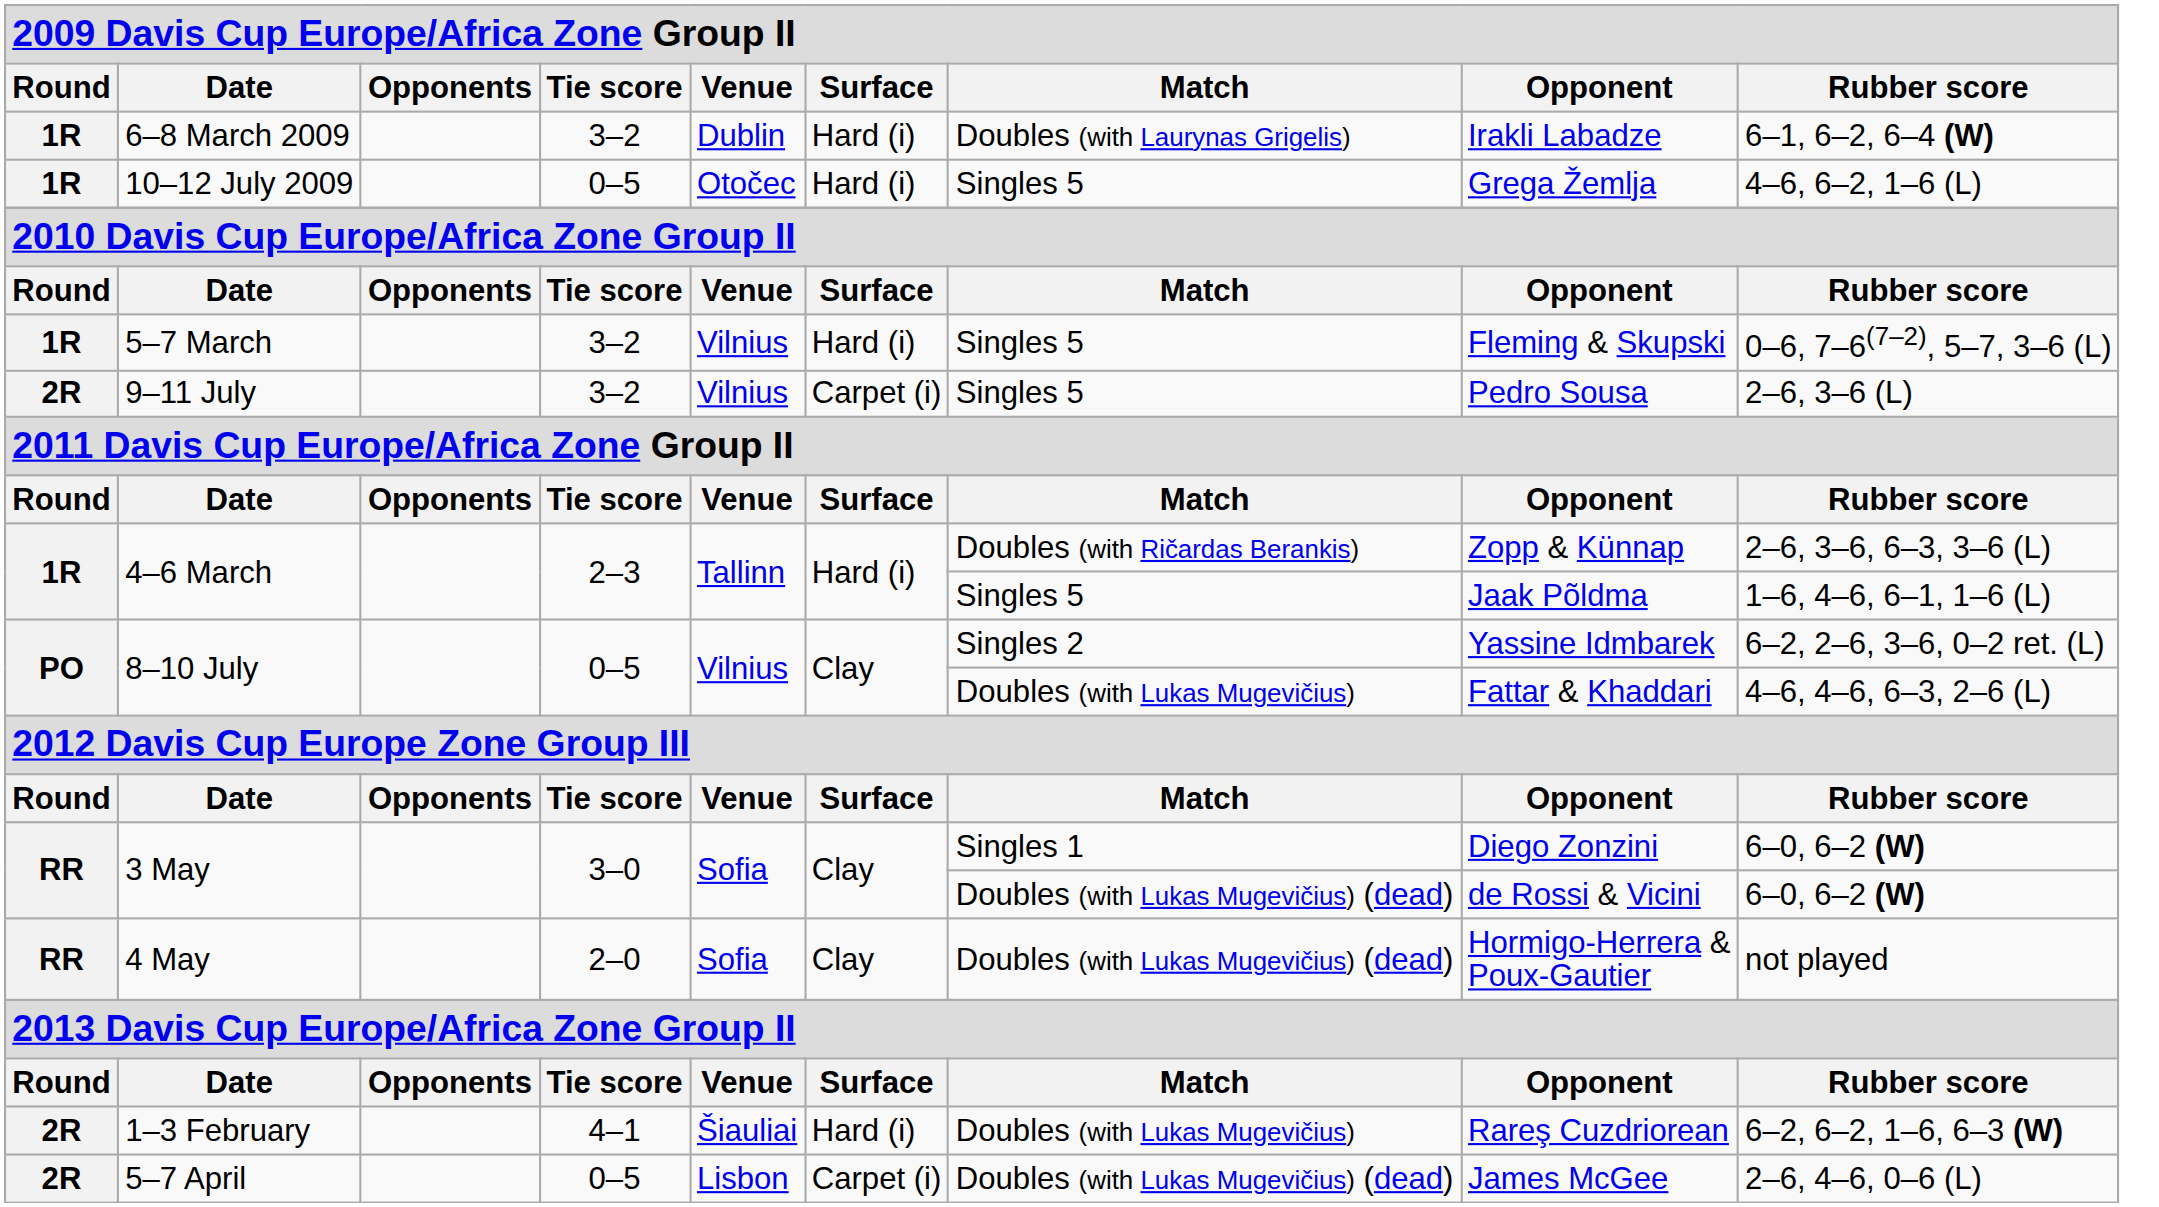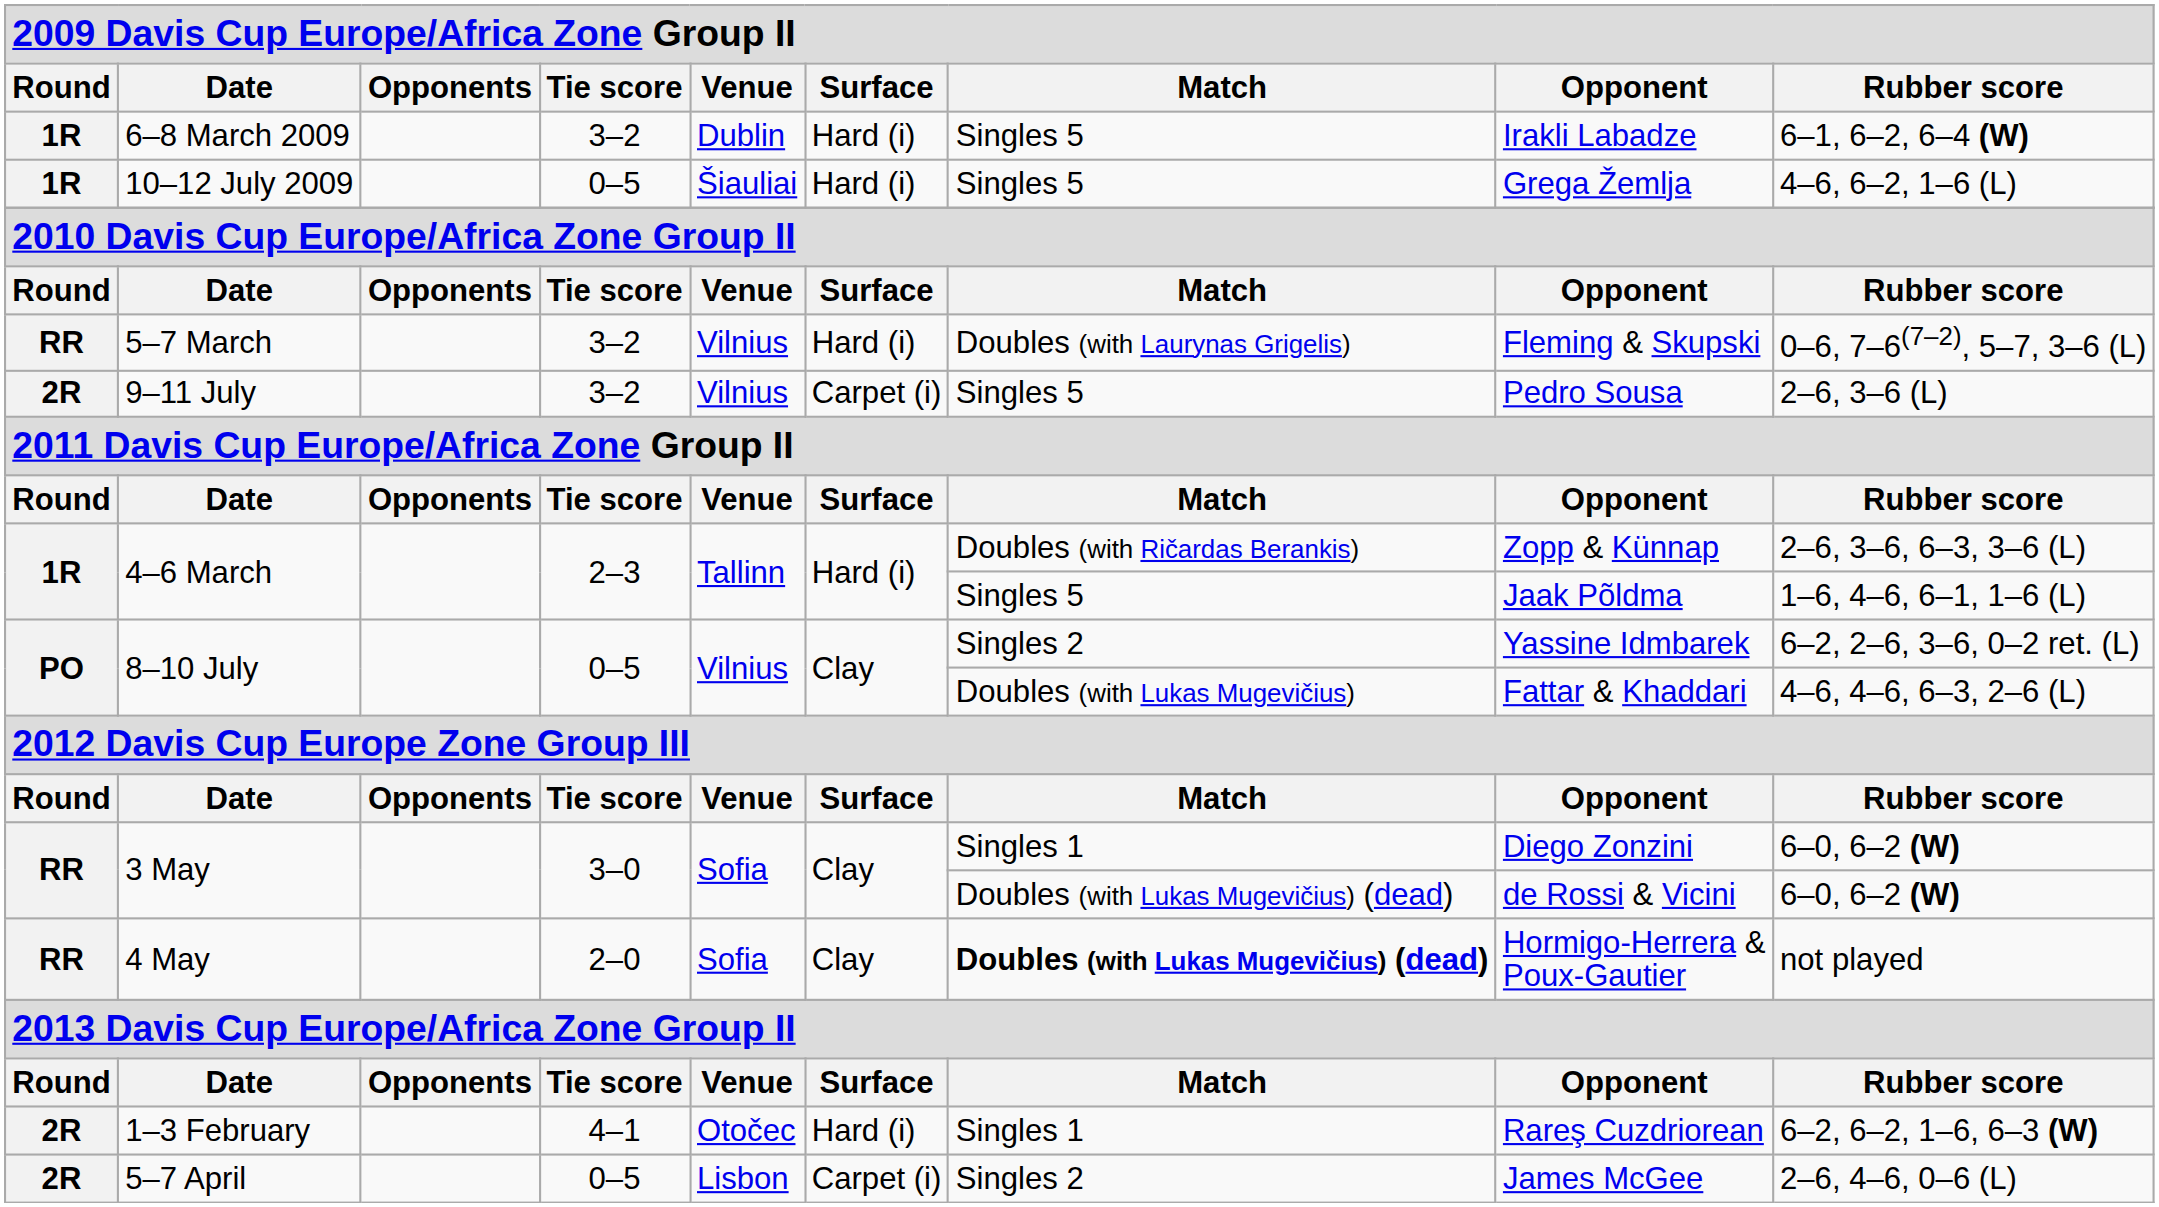(1153, 135) Doubles (with Laurynas Grigelis) -> (1020, 135) Singles 5
(746, 183) Otočec -> (747, 183) Šiauliai
(61, 342) 1R -> (62, 342) RR
(1020, 342) Singles 5 -> (1153, 342) Doubles (with Laurynas Grigelis)
(1205, 959) normal -> (1222, 959) bold
(747, 1130) Šiauliai -> (746, 1130) Otočec
(1155, 1130) Doubles (with Lukas Mugevičius) -> (1020, 1130) Singles 1
(1205, 1178) Doubles (with Lukas Mugevičius) (dead) -> (1020, 1178) Singles 2
